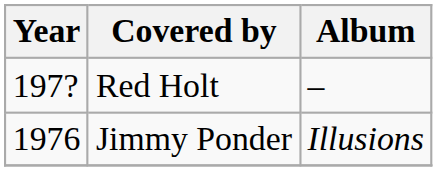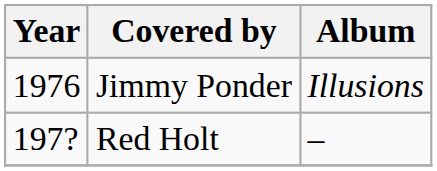rows swapped: (194, 138) <-> (157, 84)
